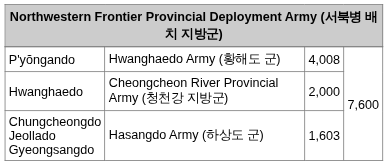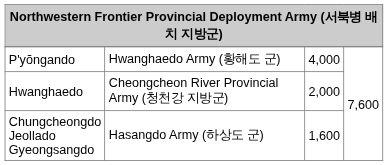(324, 59) 4,008 -> (324, 59) 4,000
(324, 136) 1,603 -> (324, 136) 1,600
